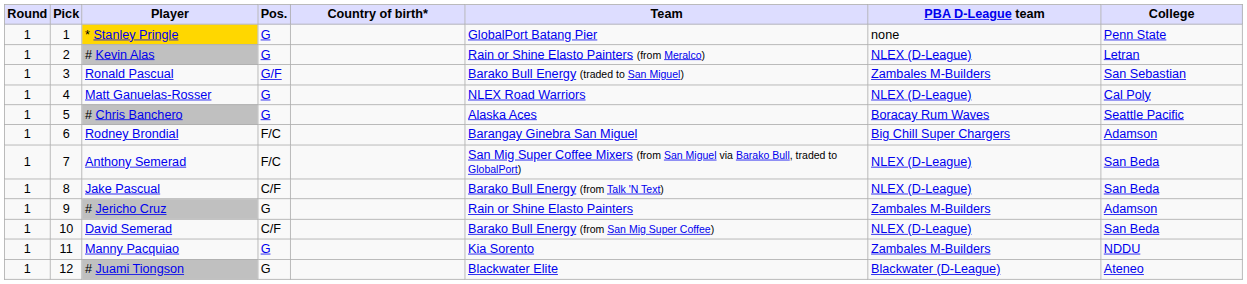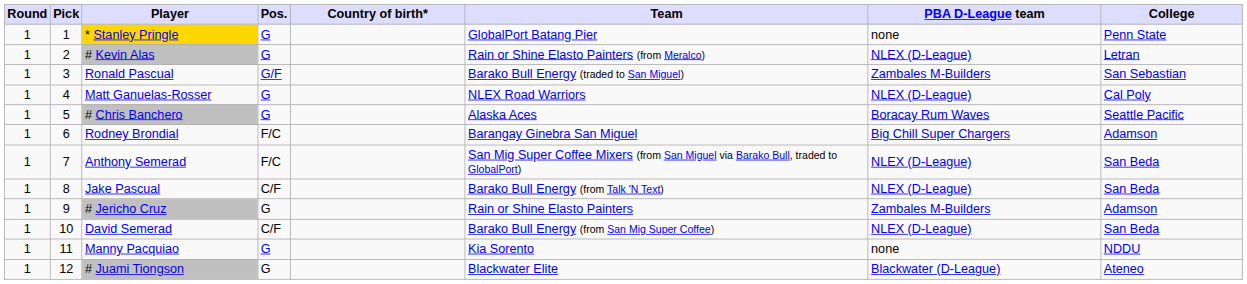(931, 249) Zambales M-Builders -> (885, 249) none
